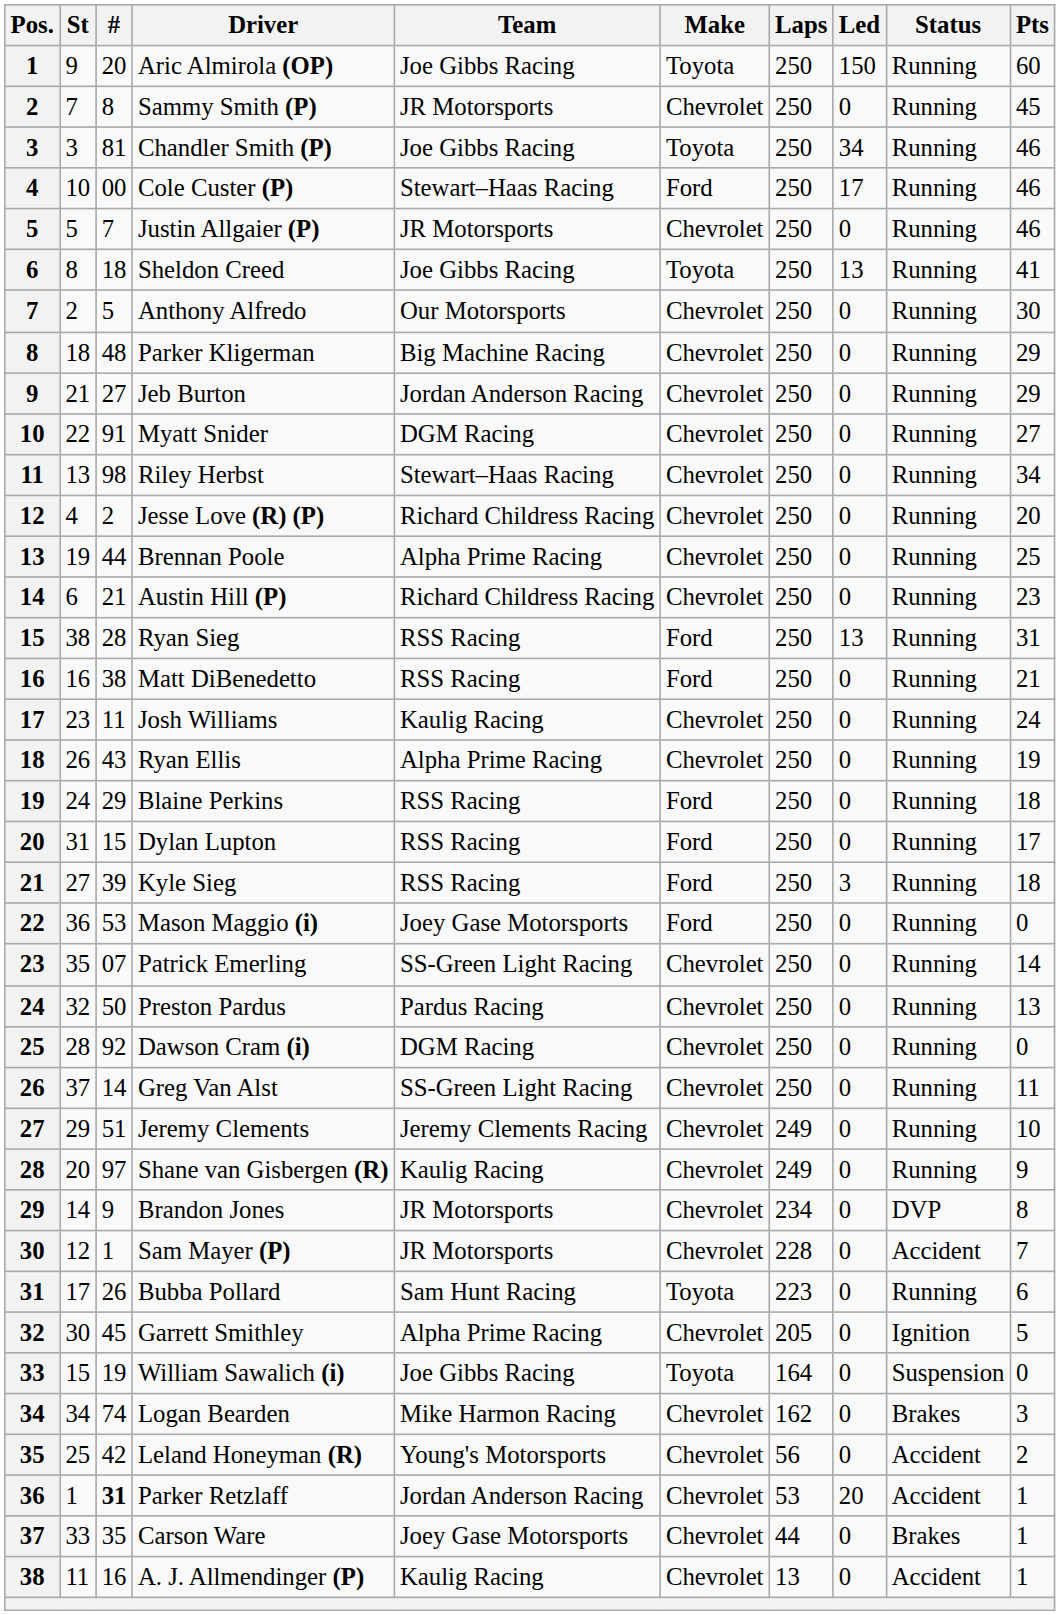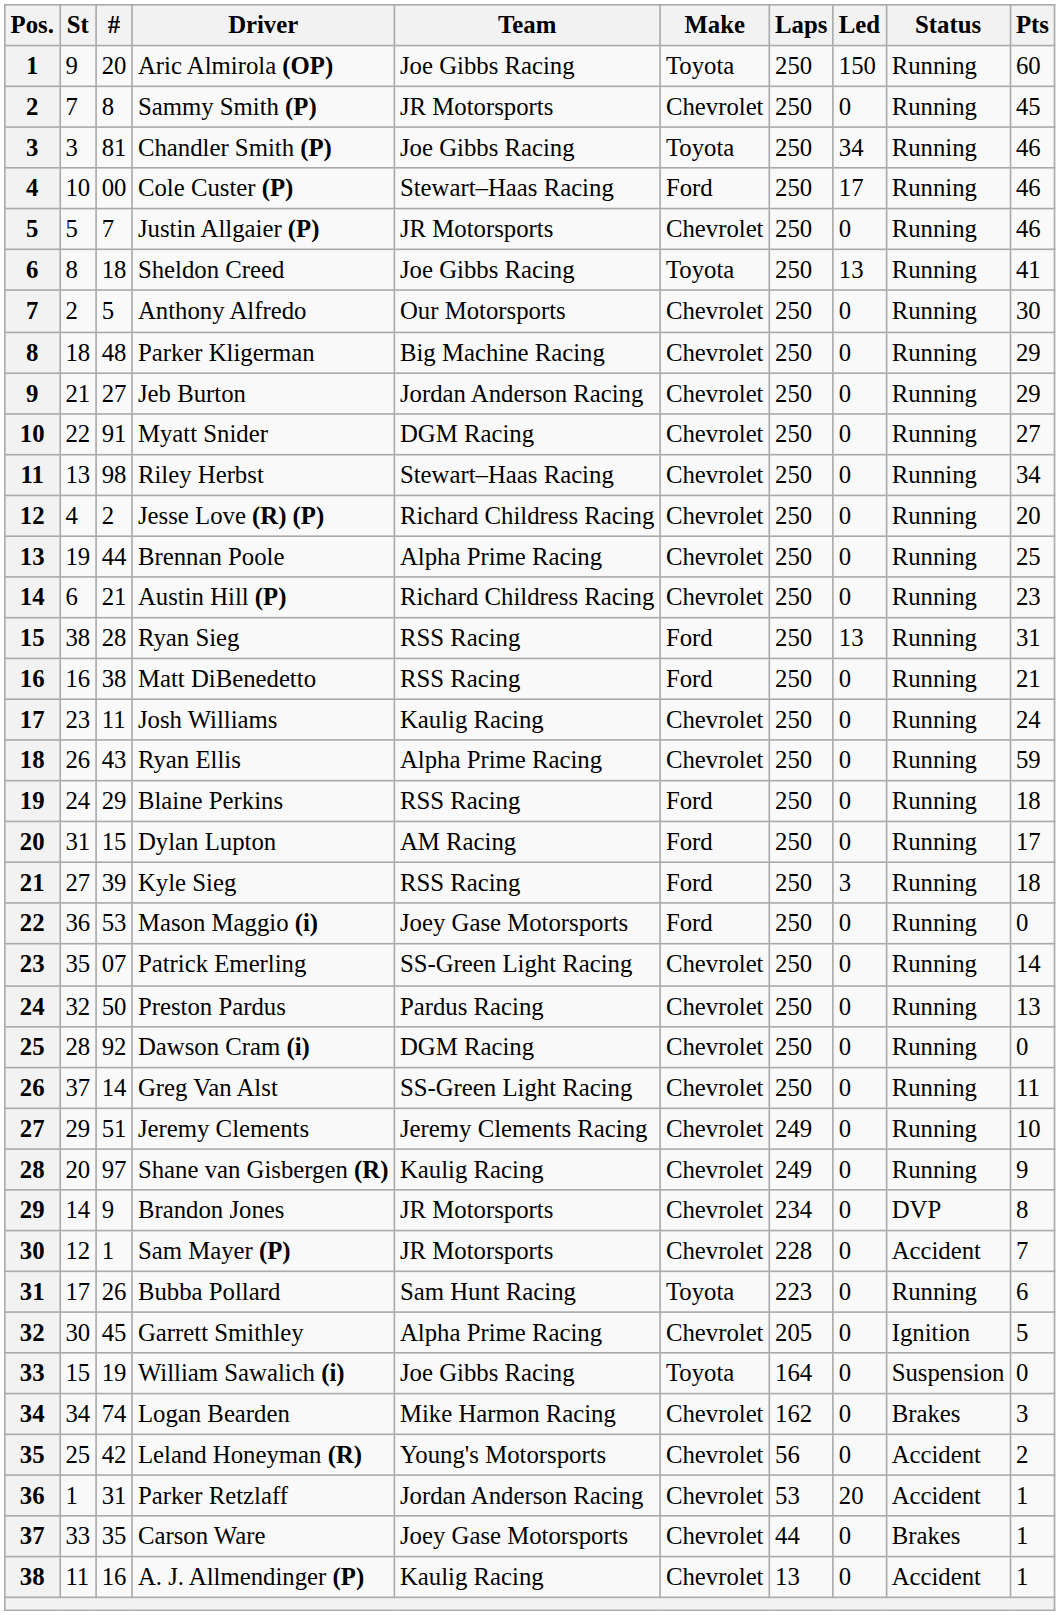(1028, 760) 19 -> (1028, 760) 59
(460, 842) RSS Racing -> (458, 842) AM Racing
(114, 1495) bold -> (114, 1495) normal
